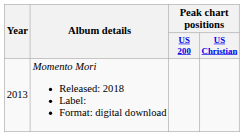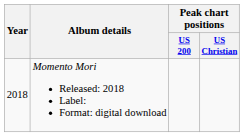(17, 95) 2013 -> (17, 95) 2018
